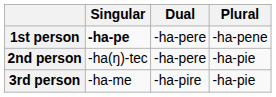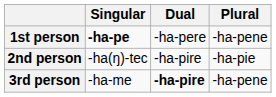(180, 59) -ha-pere -> (178, 59) -ha-pire
(178, 80) normal -> (179, 80) bold
(234, 80) -ha-pie -> (240, 80) -ha-pene
